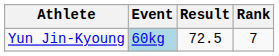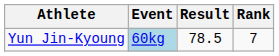(205, 39) 72.5 -> (205, 39) 78.5
